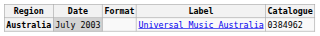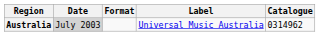(285, 25) 0384962 -> (285, 25) 0314962
